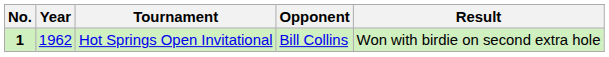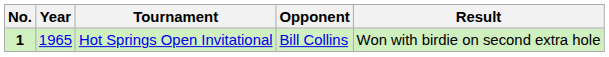(55, 40) 1962 -> (55, 40) 1965
